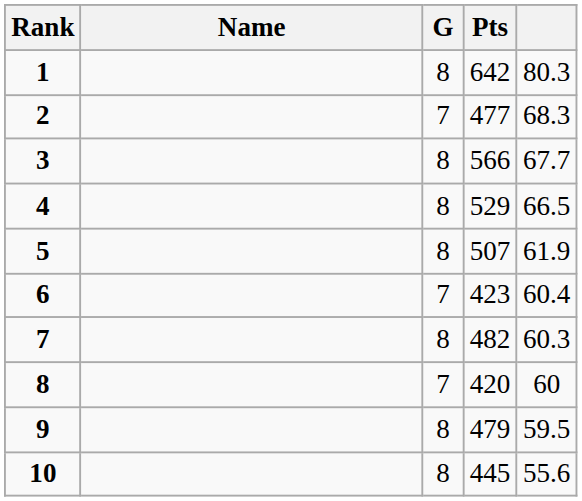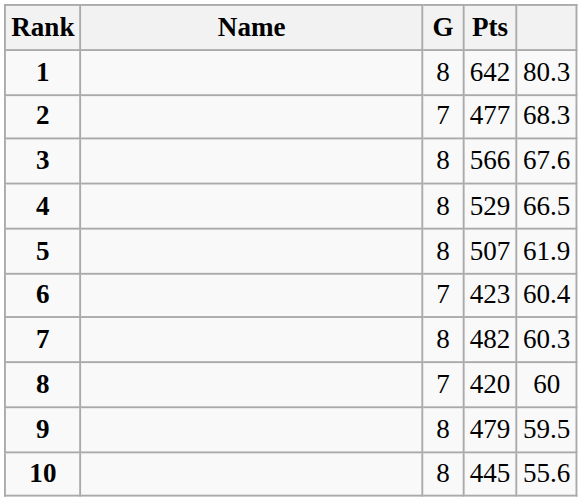(547, 161) 67.7 -> (547, 161) 67.6
